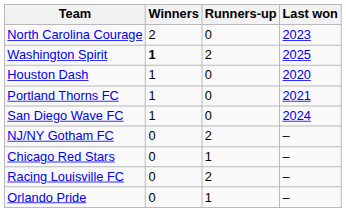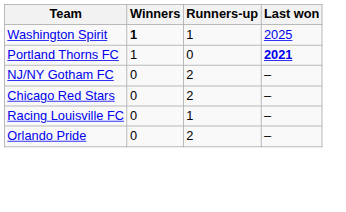- row: (75, 34)
(208, 55) 2 -> (190, 34) 1
- row: (48, 75)
(297, 95) normal -> (278, 55) bold
- row: (65, 116)
(208, 156) 1 -> (190, 95) 2
(208, 177) 2 -> (190, 116) 1
(208, 197) 1 -> (190, 136) 2
